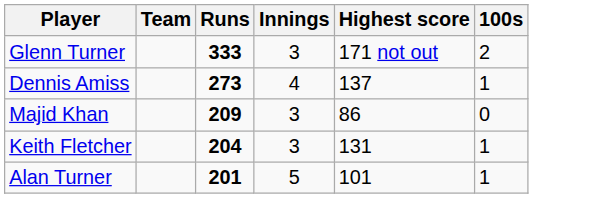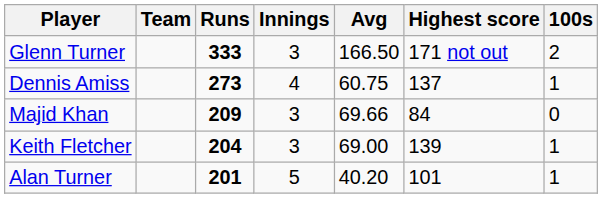+ column: (369, 20)
(350, 114) 86 -> (420, 114) 84
(355, 146) 131 -> (425, 146) 139
